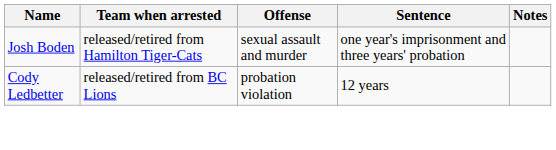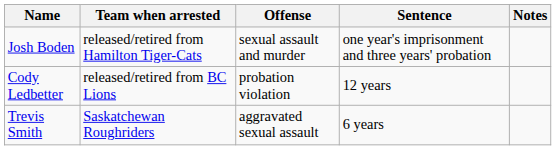+ row: (26, 124)
